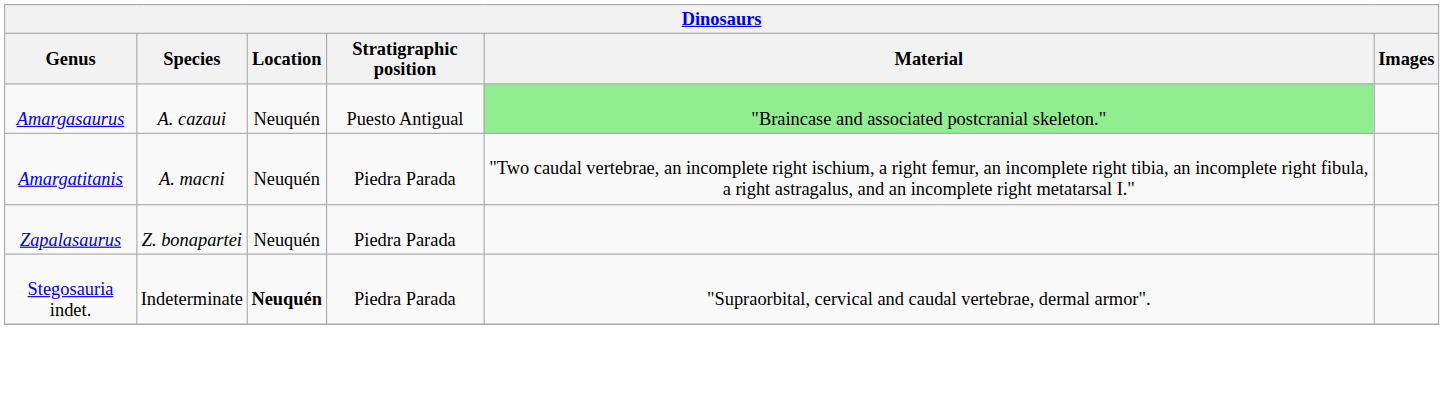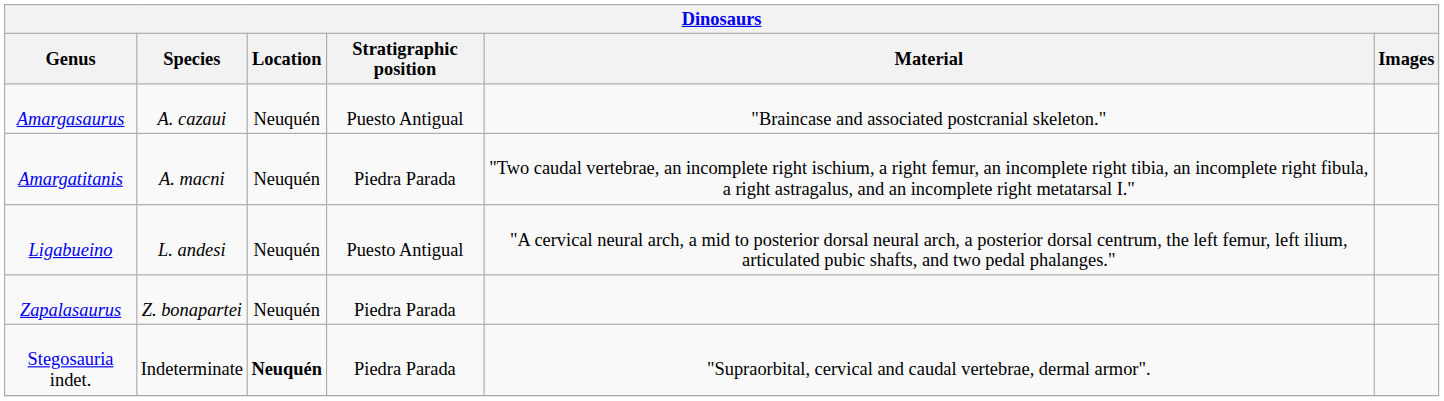(929, 118) lightgreen background -> (929, 118) no background
+ row: (71, 249)
